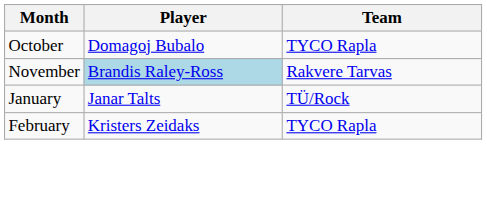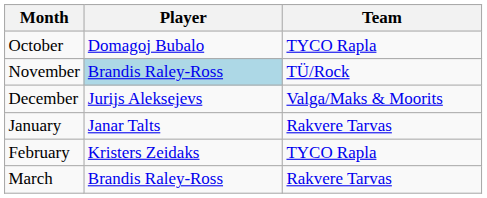(339, 71) Rakvere Tarvas -> (318, 71) TÜ/Rock
+ row: (43, 98)
(318, 98) TÜ/Rock -> (339, 125) Rakvere Tarvas
+ row: (31, 179)
